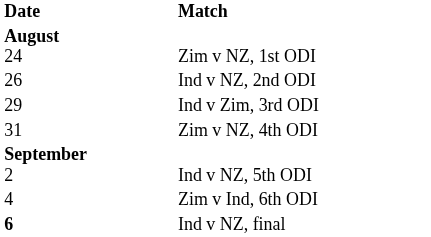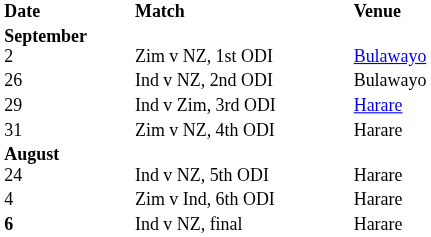+ column: (377, 11)
(32, 46) August 24 -> (46, 46) September 2
(46, 164) September 2 -> (32, 164) August 24
